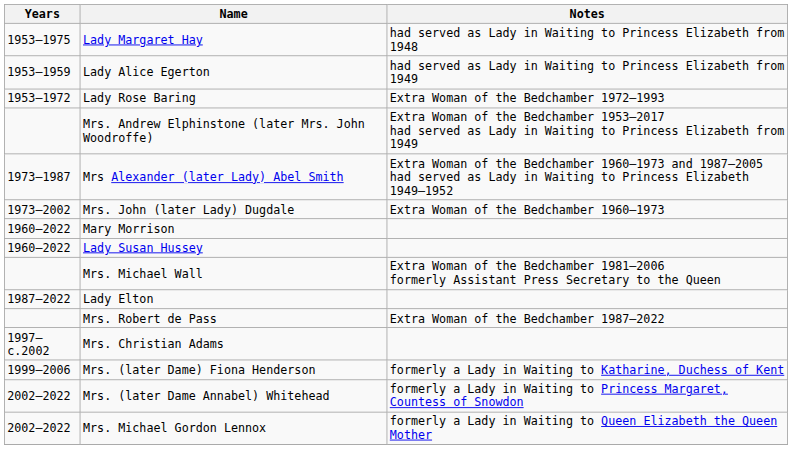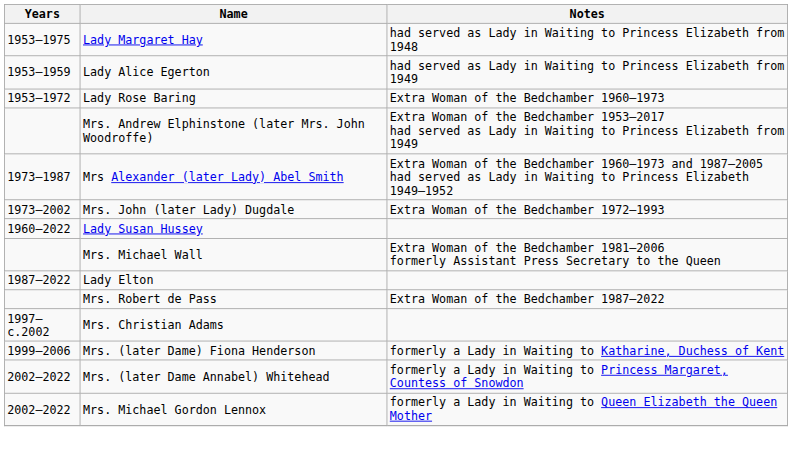(527, 98) Extra Woman of the Bedchamber 1972–1993 -> (527, 98) Extra Woman of the Bedchamber 1960–1973
(527, 209) Extra Woman of the Bedchamber 1960–1973 -> (527, 209) Extra Woman of the Bedchamber 1972–1993
- row: (129, 228)
